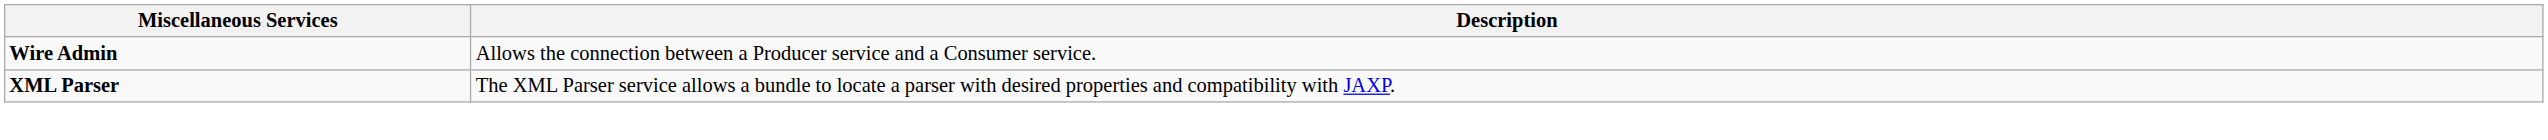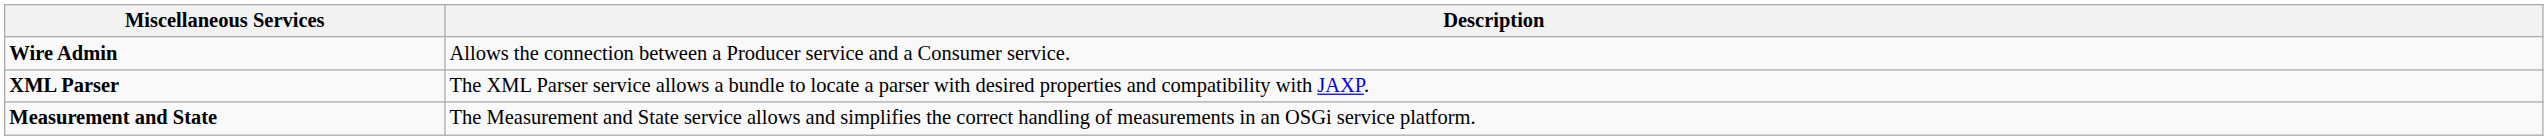+ row: (113, 118)
